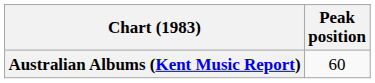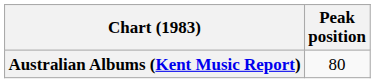(337, 63) 60 -> (337, 63) 80
